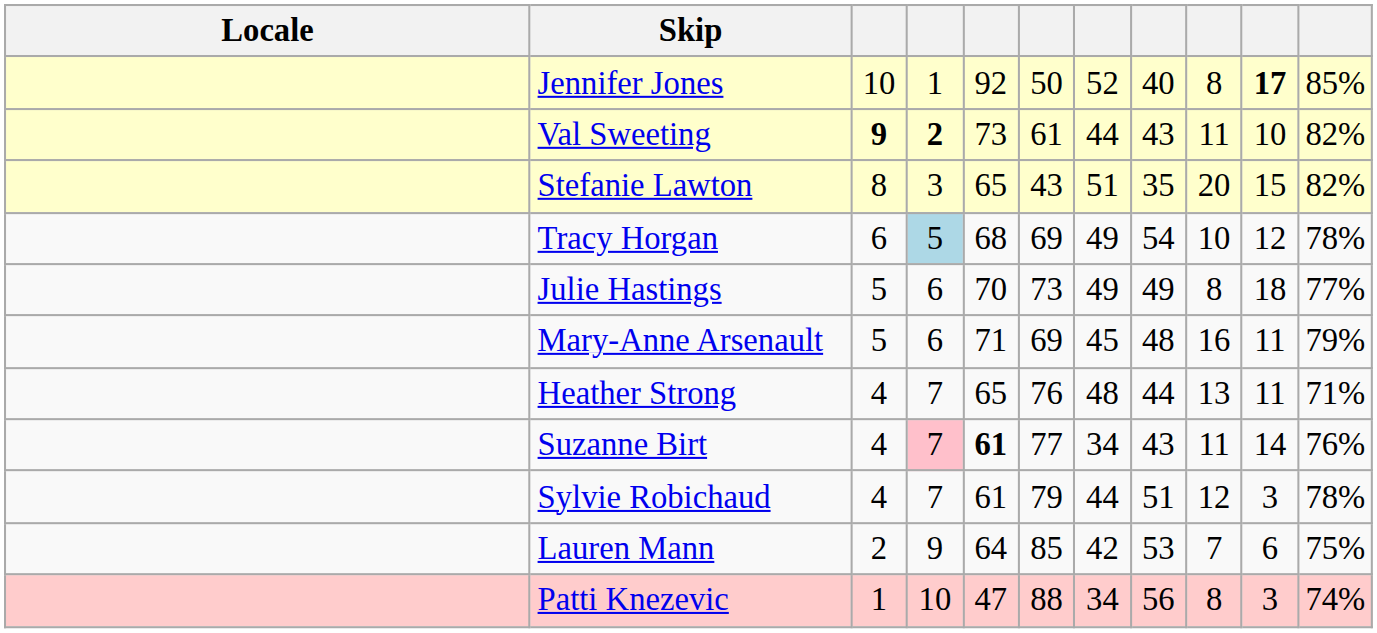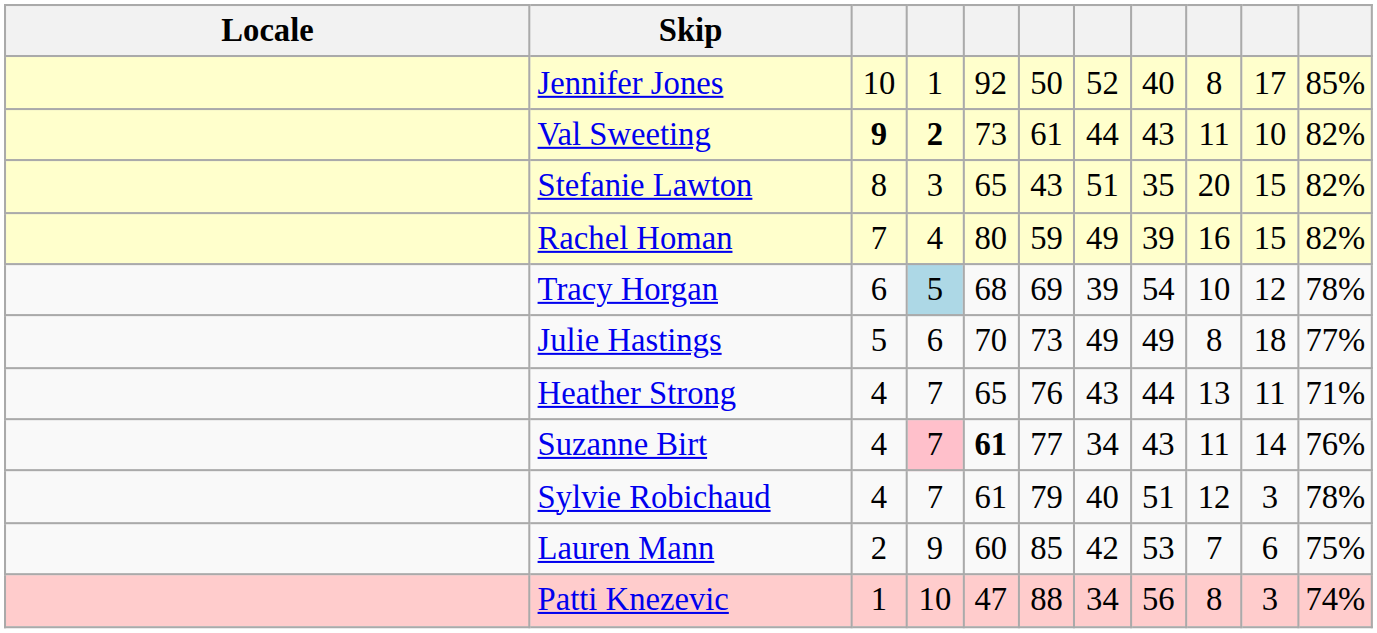(1270, 82) bold -> (1270, 82) normal
+ row: (635, 237)
(1102, 237) 49 -> (1102, 289) 39
- row: (680, 340)
(1102, 392) 48 -> (1102, 392) 43
(1102, 496) 44 -> (1102, 496) 40
(991, 548) 64 -> (991, 548) 60
